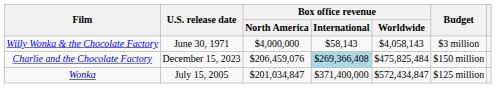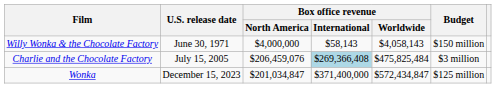(459, 43) $3 million -> (459, 43) $150 million
(202, 59) December 15, 2023 -> (202, 59) July 15, 2005
(459, 59) $150 million -> (459, 59) $3 million
(202, 75) July 15, 2005 -> (202, 75) December 15, 2023
